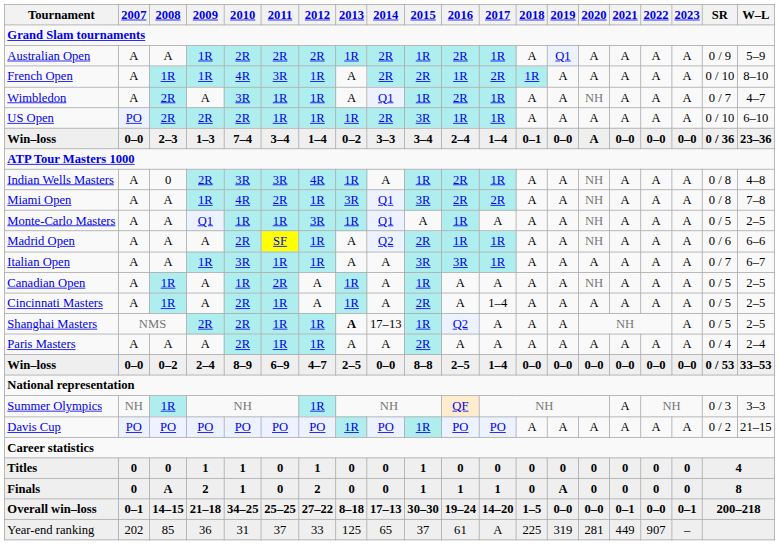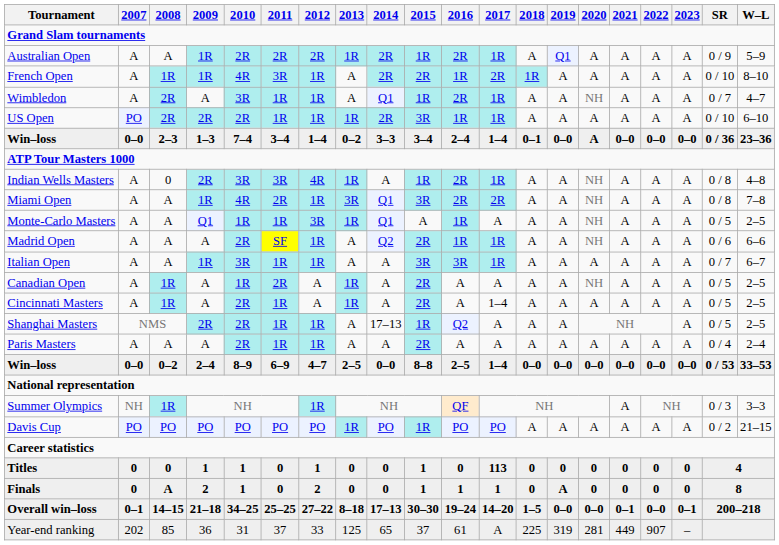(423, 282) 1R -> (423, 282) 2R
(352, 324) bold -> (352, 324) normal
(498, 468) 0 -> (498, 468) 113
